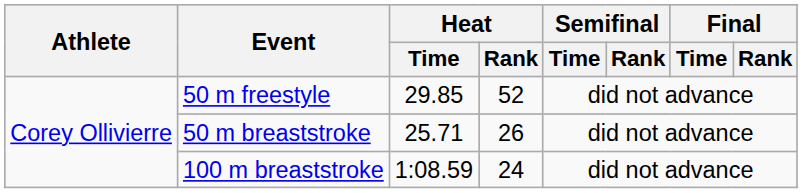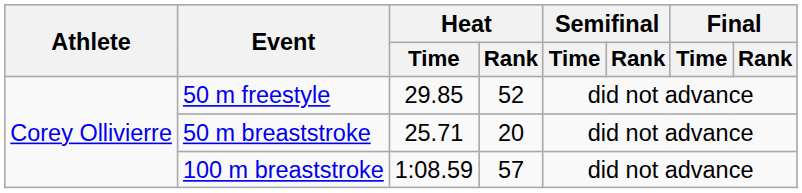(511, 133) 26 -> (511, 133) 20
(511, 170) 24 -> (511, 170) 57
